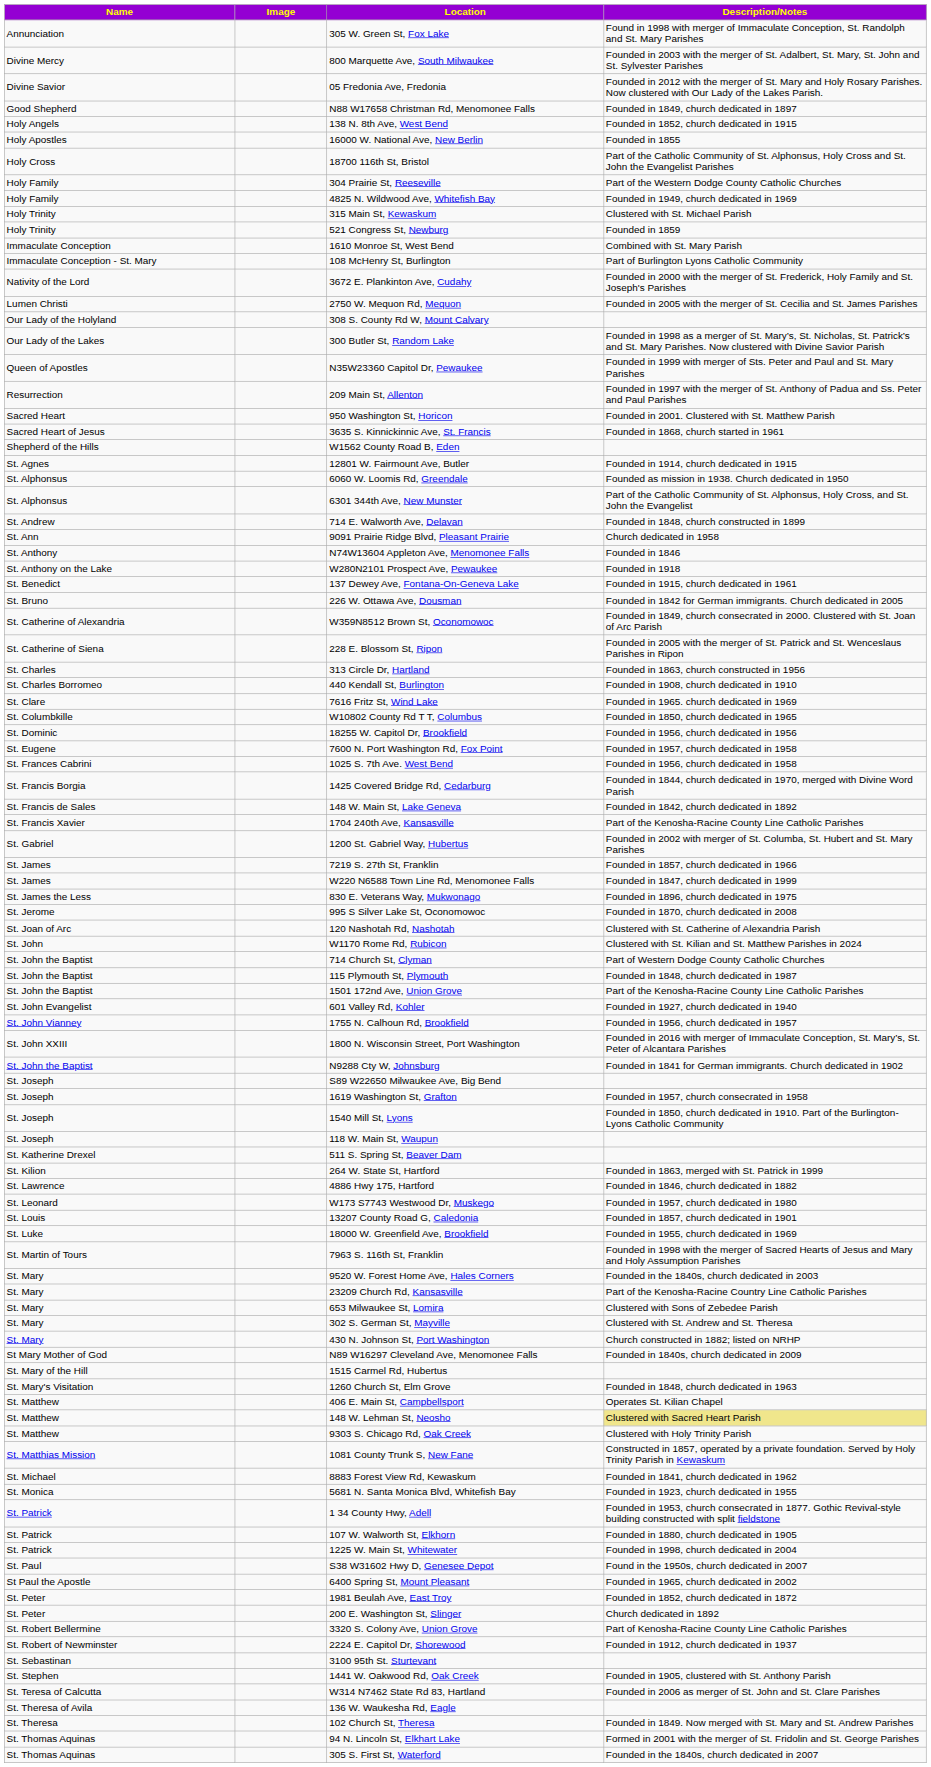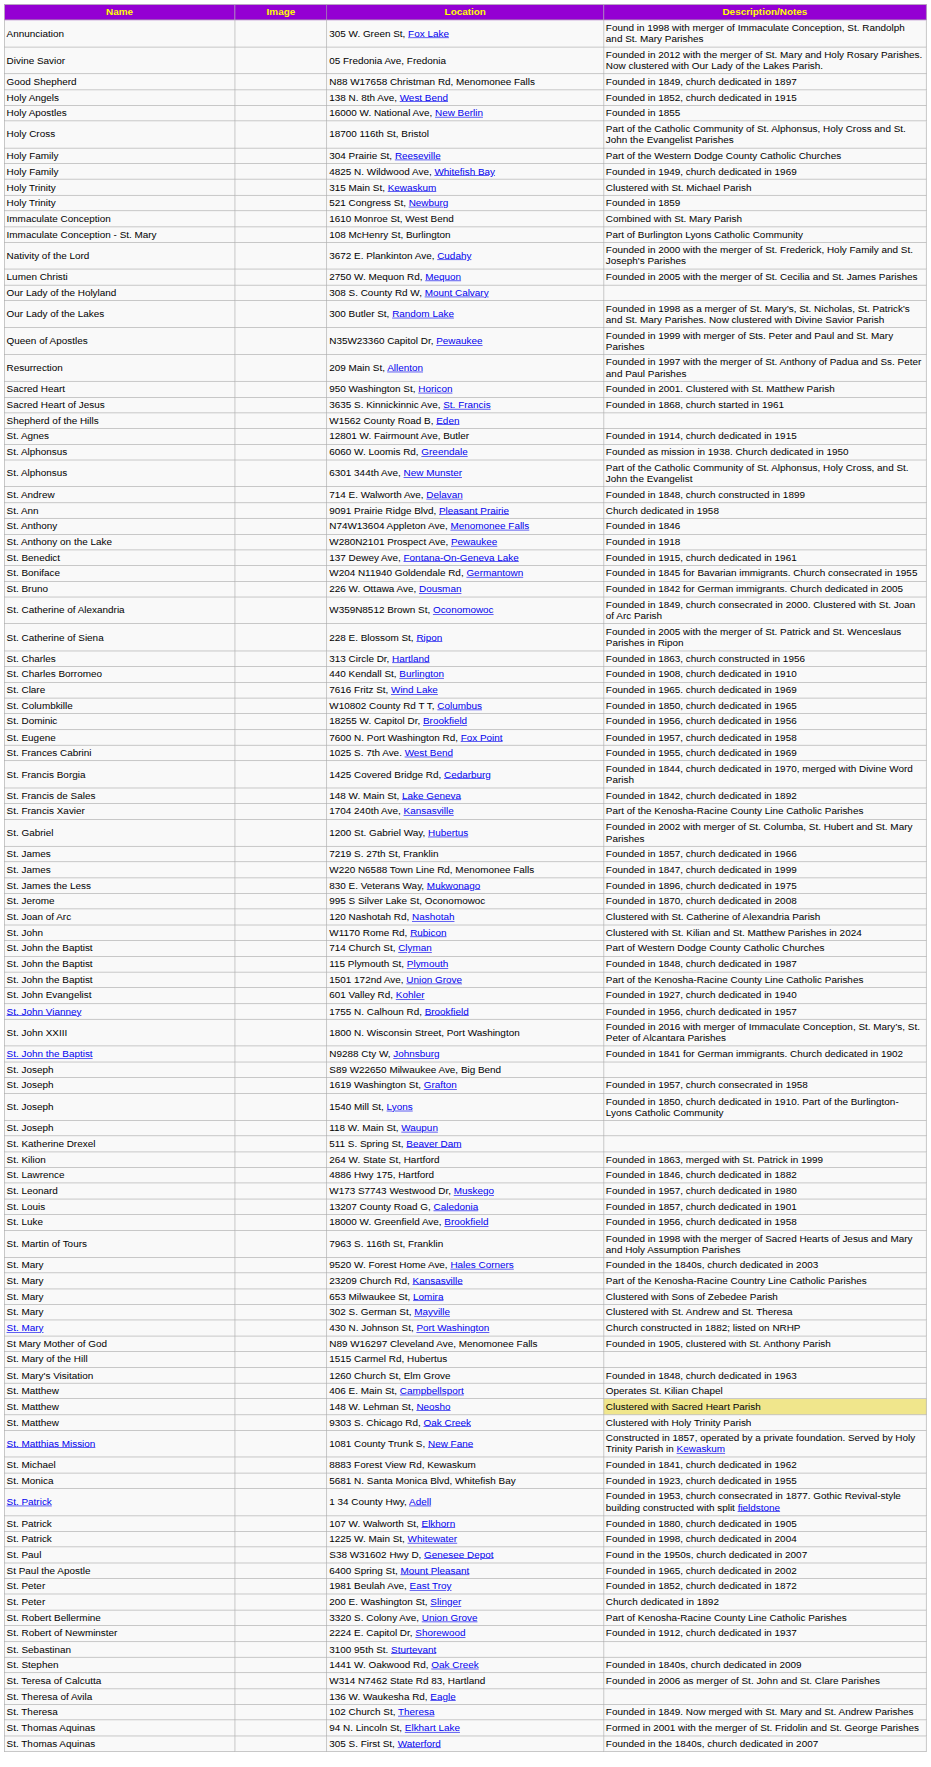- row: (411, 60)
+ row: (426, 573)
(701, 764) Founded in 1956, church dedicated in 1958 -> (701, 753) Founded in 1955, church dedicated in 1969
(701, 1233) Founded in 1955, church dedicated in 1969 -> (701, 1222) Founded in 1956, church dedicated in 1958
(704, 1355) Founded in 1840s, church dedicated in 2009 -> (718, 1343) Founded in 1905, clustered with St. Anthony Parish
(718, 1676) Founded in 1905, clustered with St. Anthony Parish -> (704, 1665) Founded in 1840s, church dedicated in 2009
